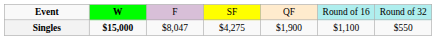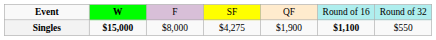(175, 27) $8,047 -> (175, 27) $8,000
(346, 27) normal -> (346, 27) bold
